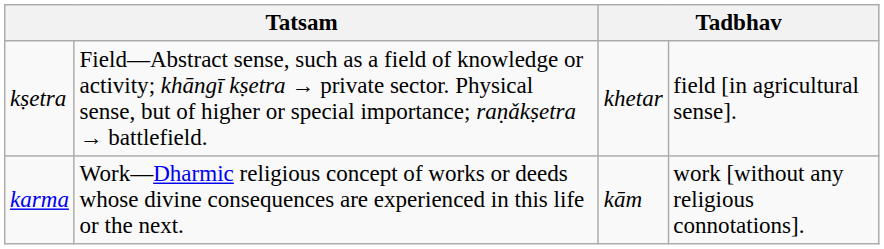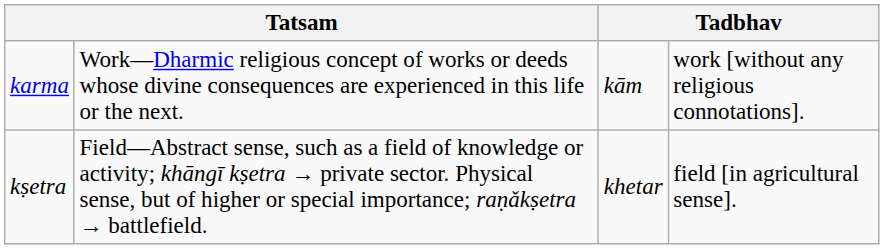rows swapped: (39, 199) <-> (38, 98)
